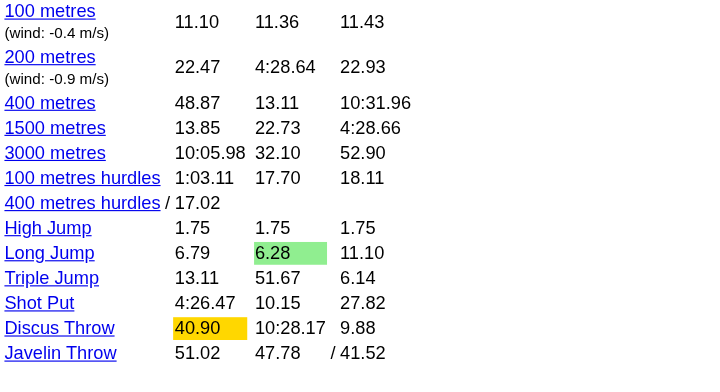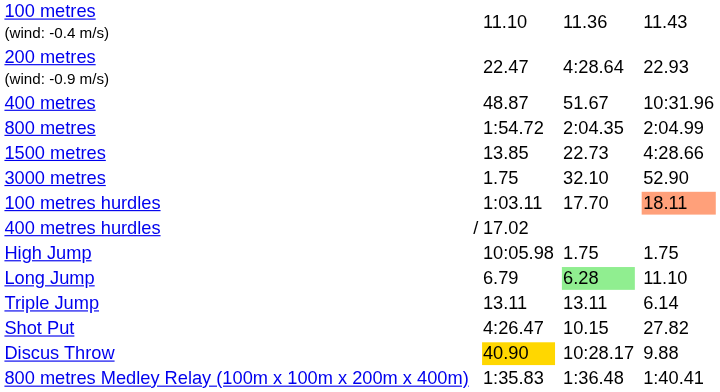(277, 102) 13.11 -> (586, 102) 51.67
+ row: (50, 127)
(210, 152) 10:05.98 -> (501, 178) 1.75
(362, 178) no background -> (665, 203) lightsalmon background
(193, 228) 1.75 -> (518, 253) 10:05.98
(278, 278) 51.67 -> (585, 303) 13.11
- row: (61, 353)
+ row: (237, 378)
